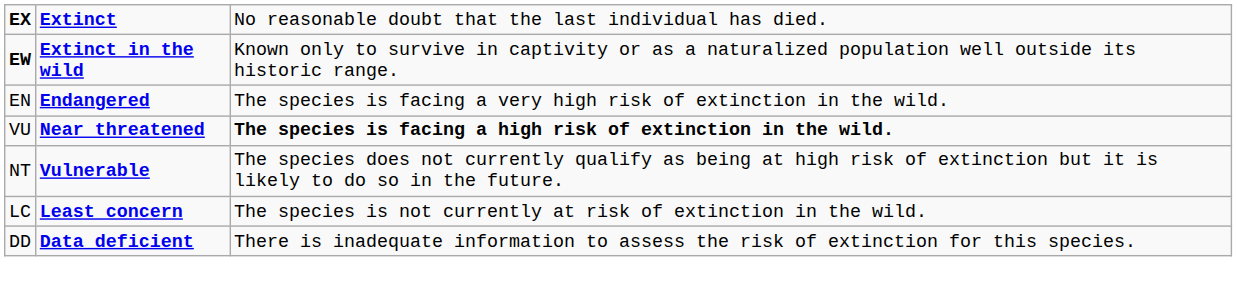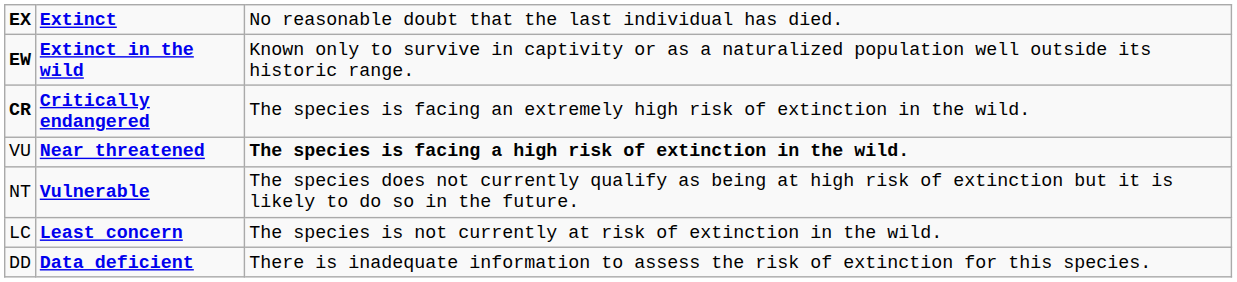+ row: (20, 111)
- row: (20, 101)
